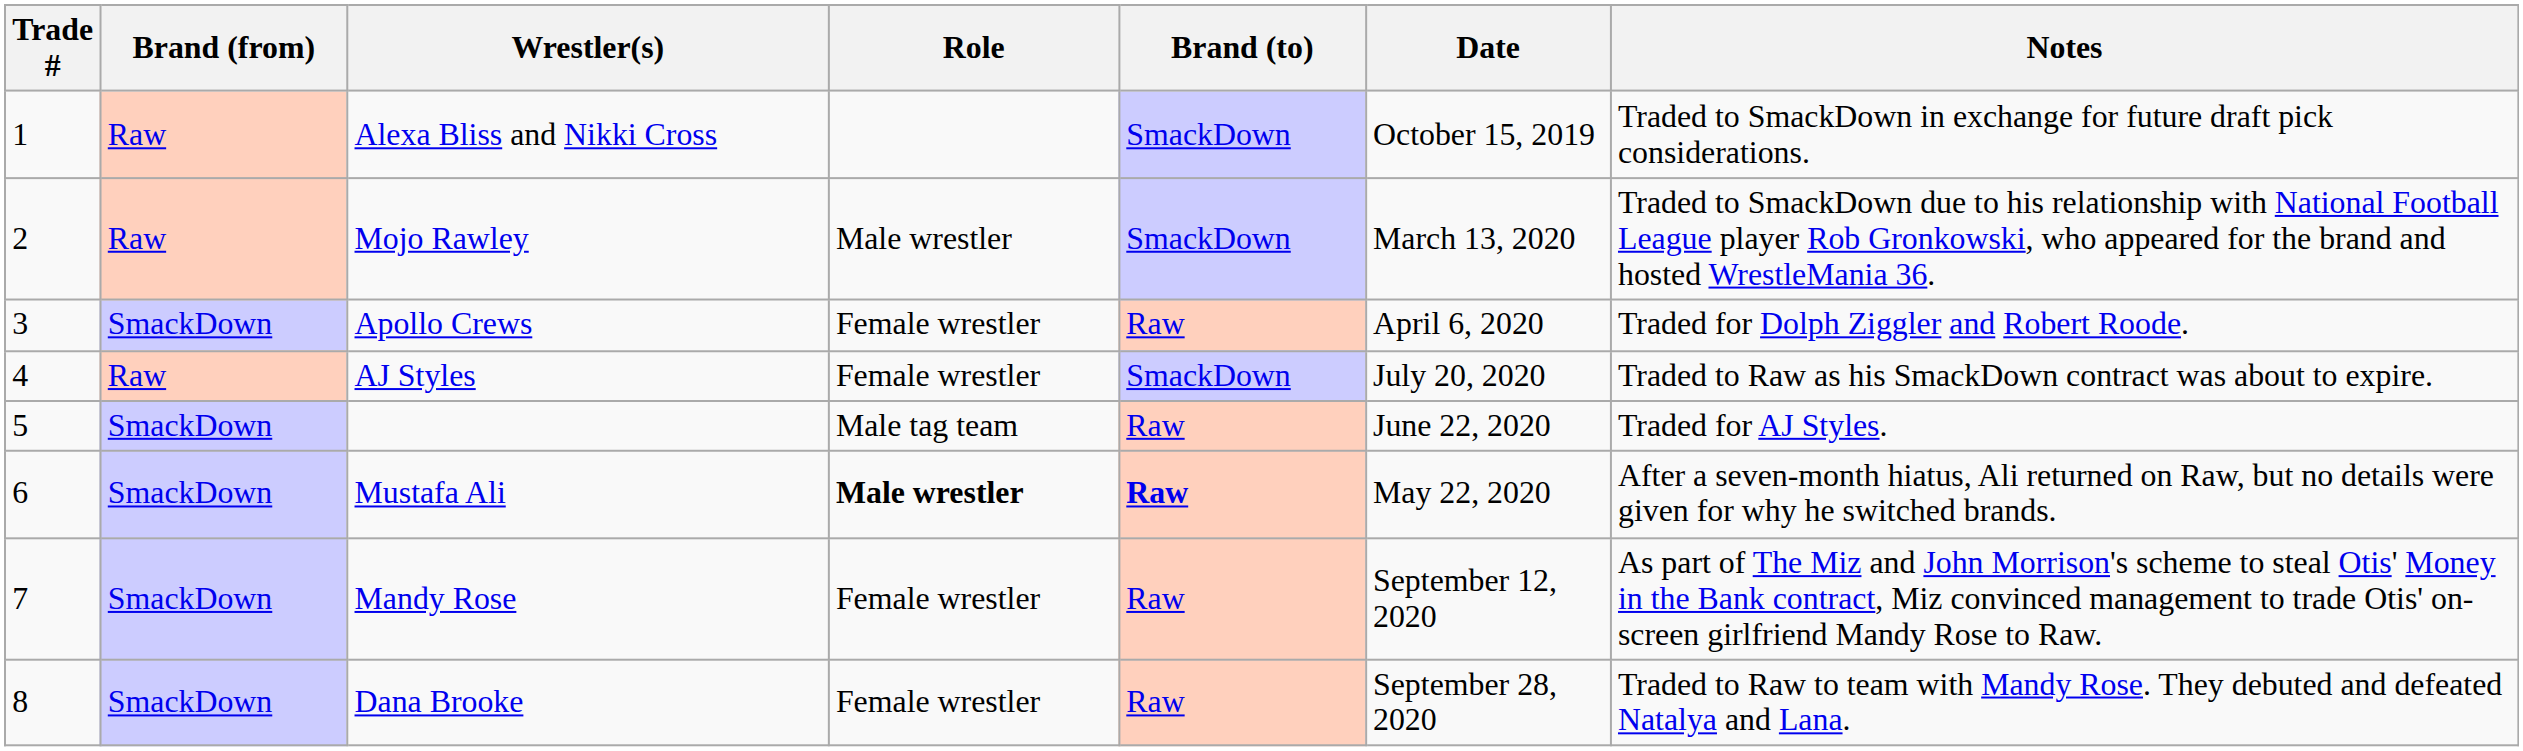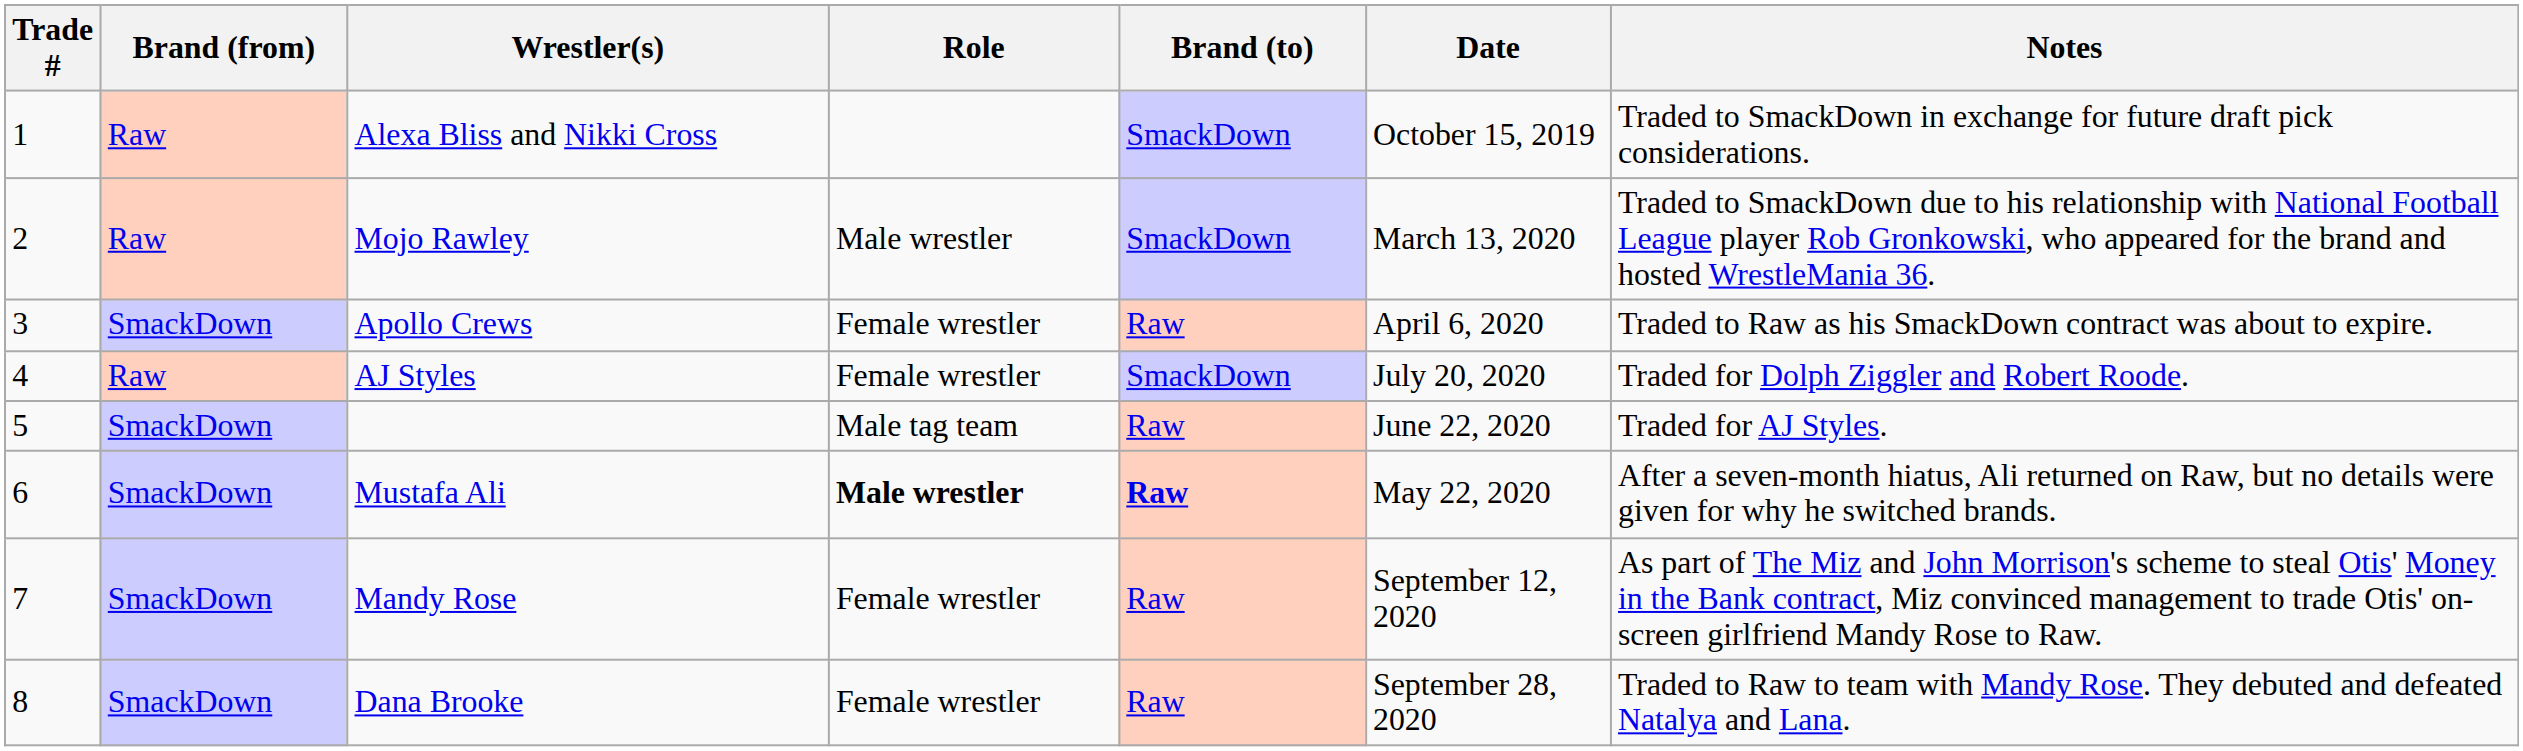(1903, 324) Traded for Dolph Ziggler and Robert Roode. -> (2025, 324) Traded to Raw as his SmackDown contract was about to expire.
(2025, 375) Traded to Raw as his SmackDown contract was about to expire. -> (1903, 375) Traded for Dolph Ziggler and Robert Roode.
